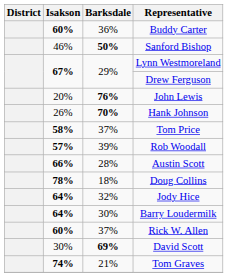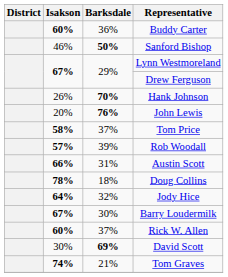rows swapped: (178, 113) <-> (178, 96)
(108, 163) 28% -> (108, 163) 31%
(63, 213) 64% -> (63, 213) 67%
